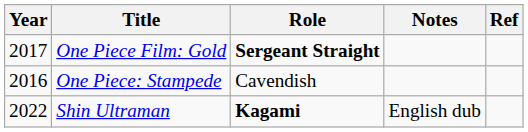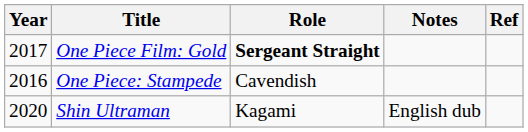(28, 111) 2022 -> (28, 111) 2020
(268, 111) bold -> (266, 111) normal
